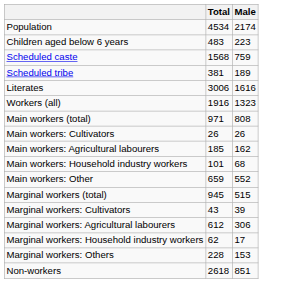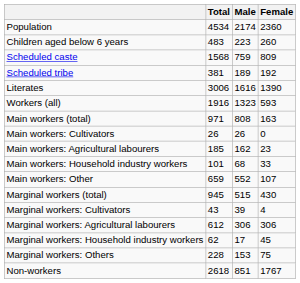+ column: (277, 12)
